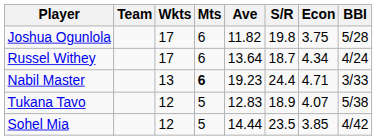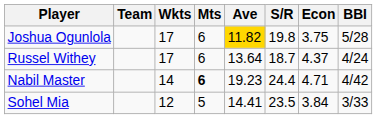(244, 37) no background -> (244, 37) gold background
(315, 59) 4.34 -> (315, 59) 4.37
(166, 80) 13 -> (166, 80) 14
(355, 80) 3/33 -> (355, 80) 4/42
- row: (47, 102)
(245, 124) 14.44 -> (245, 102) 14.41
(315, 124) 3.85 -> (315, 102) 3.84
(355, 124) 4/42 -> (355, 102) 3/33
